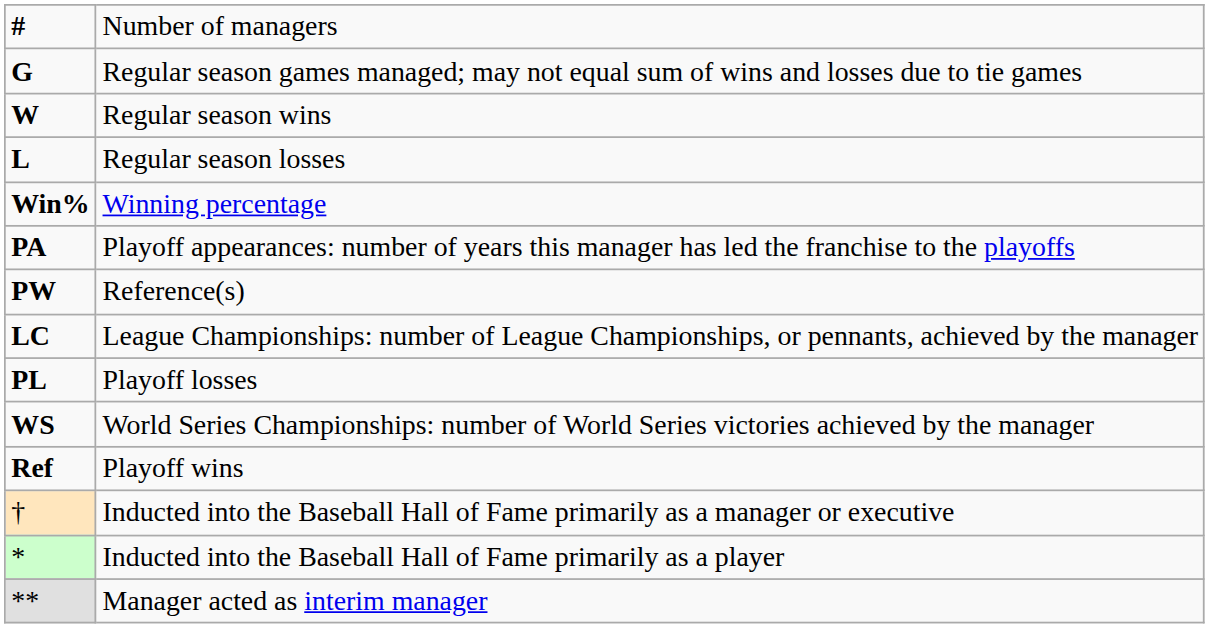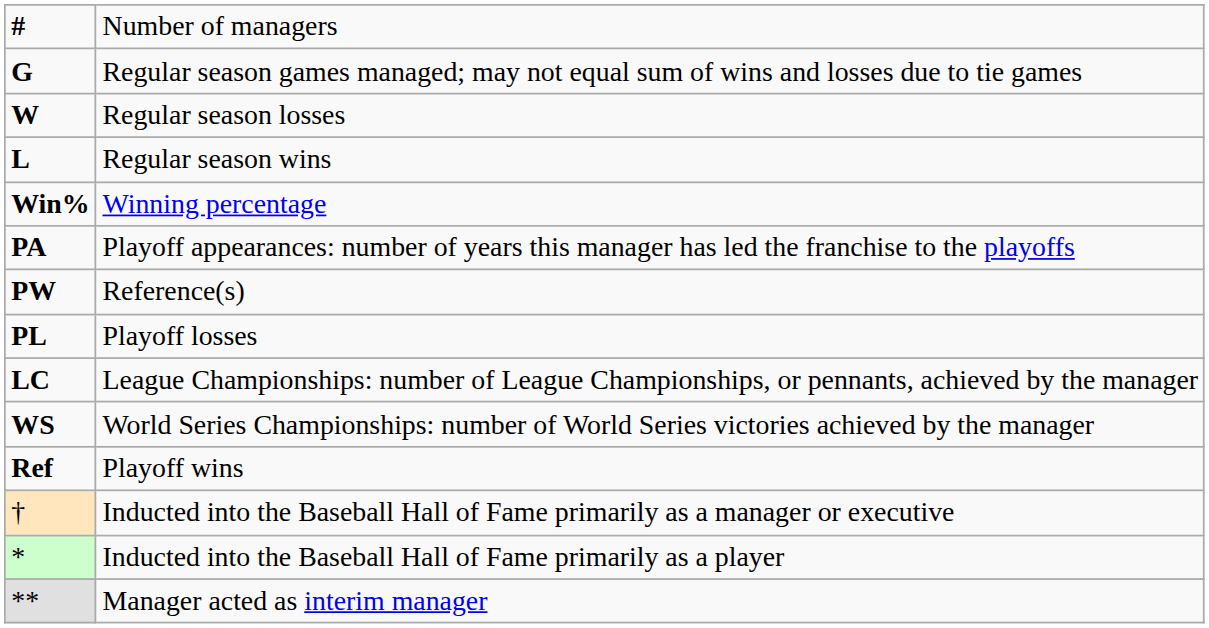(217, 114) Regular season wins -> (224, 114) Regular season losses
(224, 159) Regular season losses -> (217, 159) Regular season wins
rows swapped: (29, 379) <-> (31, 335)
